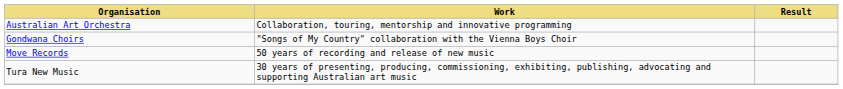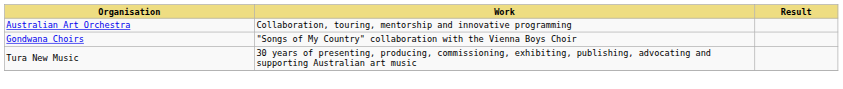- row: (37, 53)
